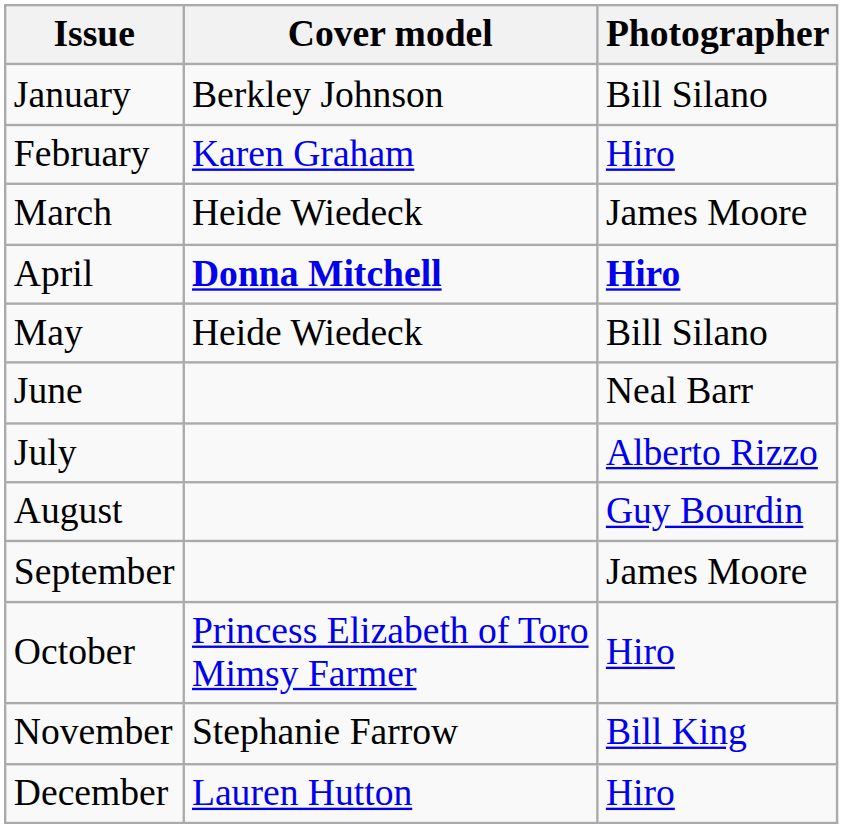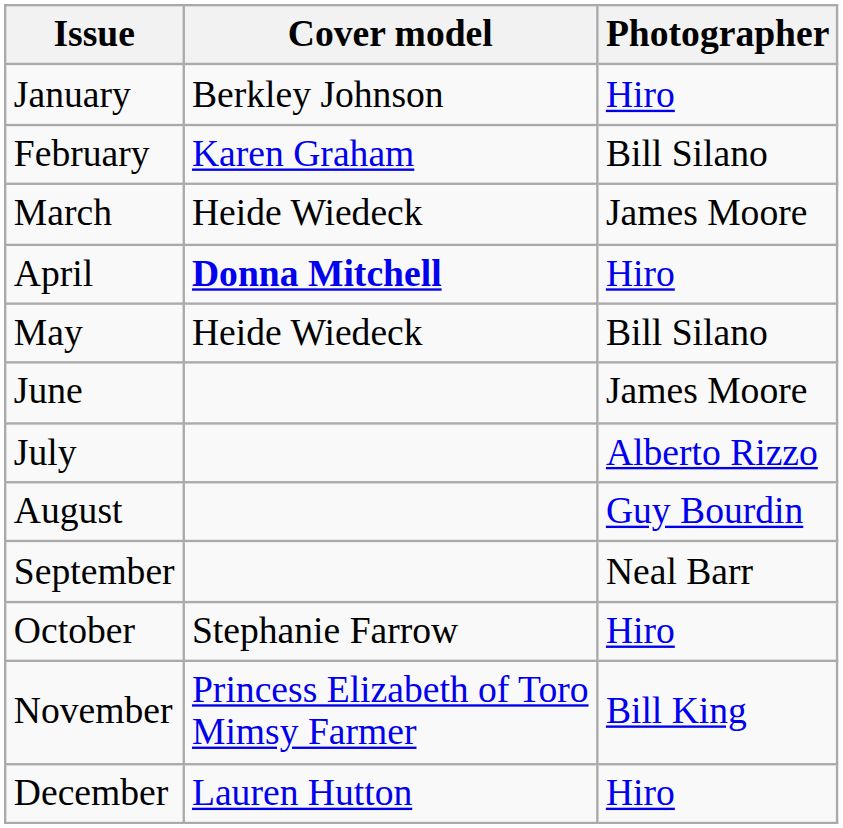(687, 93) Bill Silano -> (640, 93) Hiro
(640, 153) Hiro -> (687, 153) Bill Silano
(643, 272) bold -> (640, 272) normal
(679, 392) Neal Barr -> (707, 392) James Moore
(707, 570) James Moore -> (679, 570) Neal Barr
(390, 651) Princess Elizabeth of Toro Mimsy Farmer -> (325, 630) Stephanie Farrow
(325, 732) Stephanie Farrow -> (390, 711) Princess Elizabeth of Toro Mimsy Farmer
